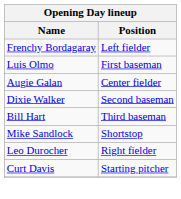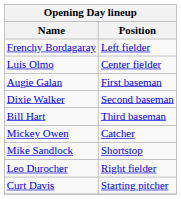(131, 64) First baseman -> (131, 64) Center fielder
(131, 82) Center fielder -> (131, 82) First baseman
+ row: (38, 133)
